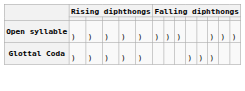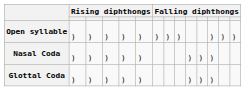+ row: (37, 53)
